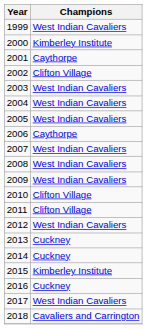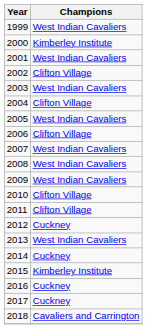(55, 57) Caythorpe -> (80, 57) West Indian Cavaliers
(80, 103) West Indian Cavaliers -> (62, 103) Clifton Village
(55, 133) Caythorpe -> (62, 133) Clifton Village
(80, 225) West Indian Cavaliers -> (51, 225) Cuckney
(51, 240) Cuckney -> (80, 240) West Indian Cavaliers
(80, 301) West Indian Cavaliers -> (51, 301) Cuckney
